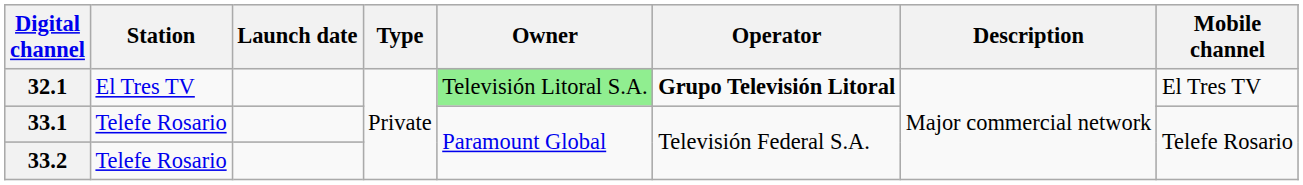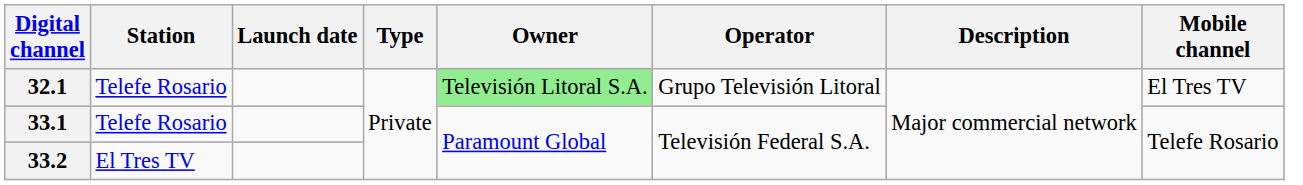(145, 86) El Tres TV -> (161, 86) Telefe Rosario
(777, 86) bold -> (769, 86) normal
(161, 161) Telefe Rosario -> (145, 161) El Tres TV
